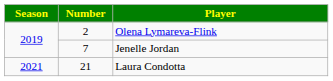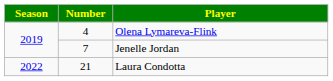(86, 31) 2 -> (86, 31) 4
(31, 66) 2021 -> (31, 66) 2022
